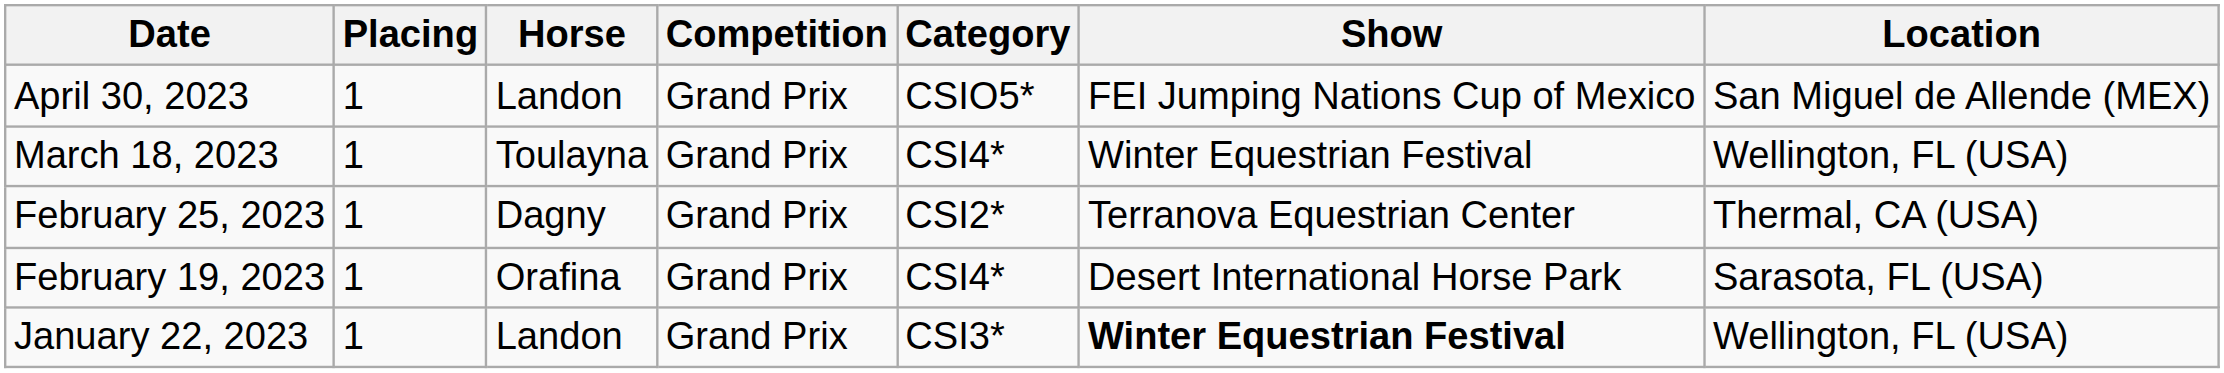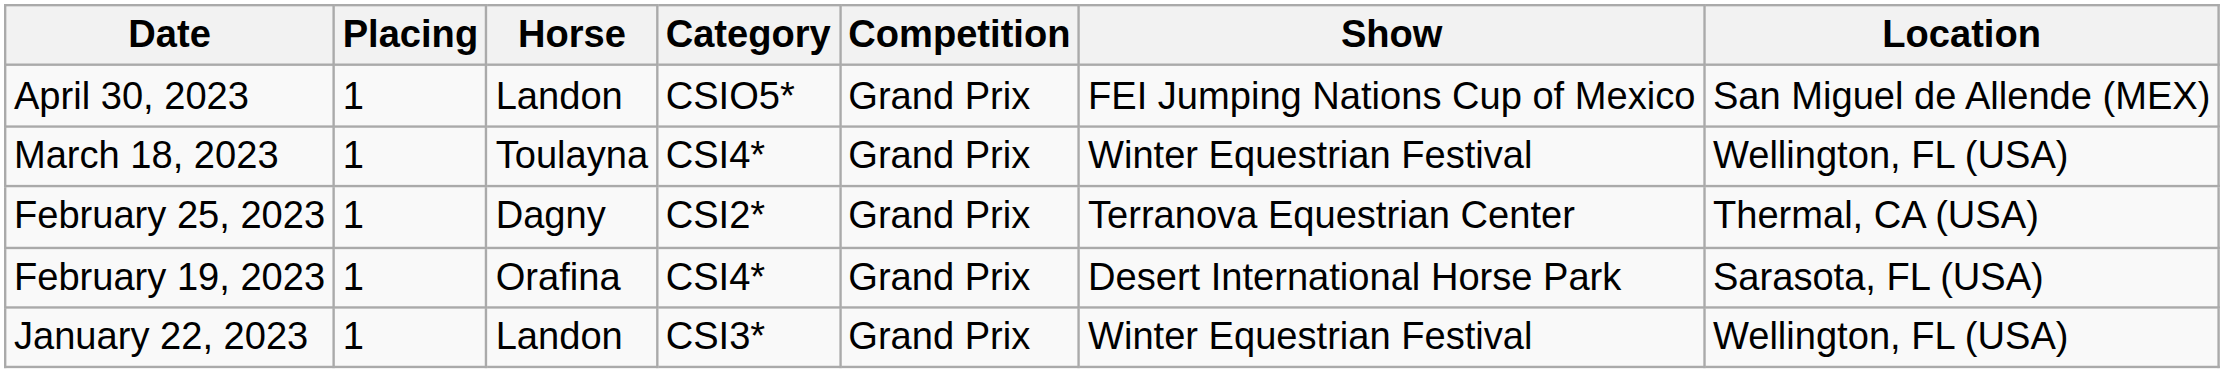columns swapped: (777, 34) <-> (988, 34)
(1327, 336) bold -> (1310, 336) normal
